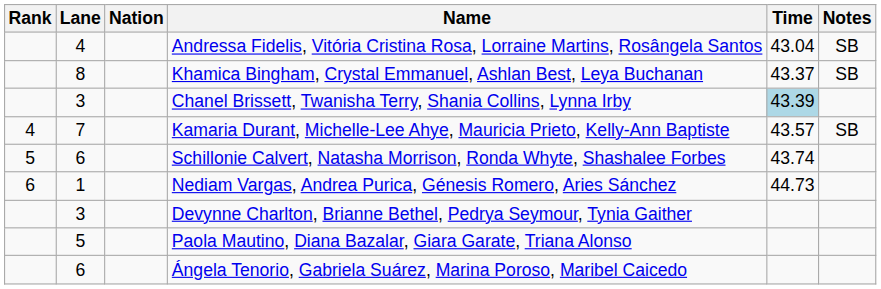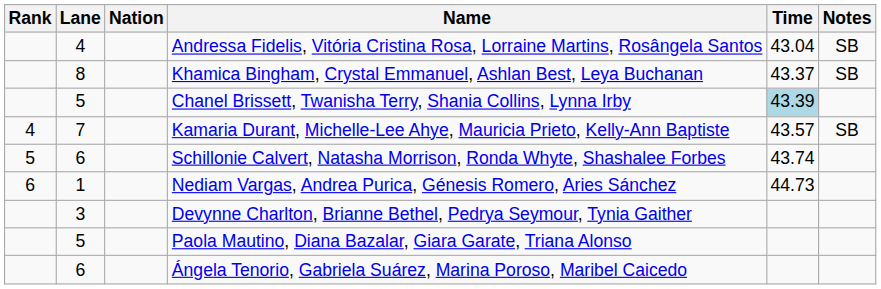(80, 102) 3 -> (80, 102) 5
